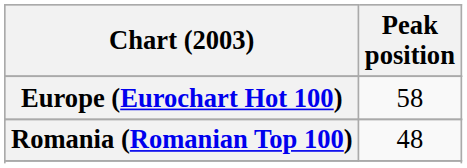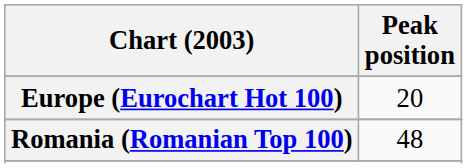(410, 97) 58 -> (410, 97) 20
